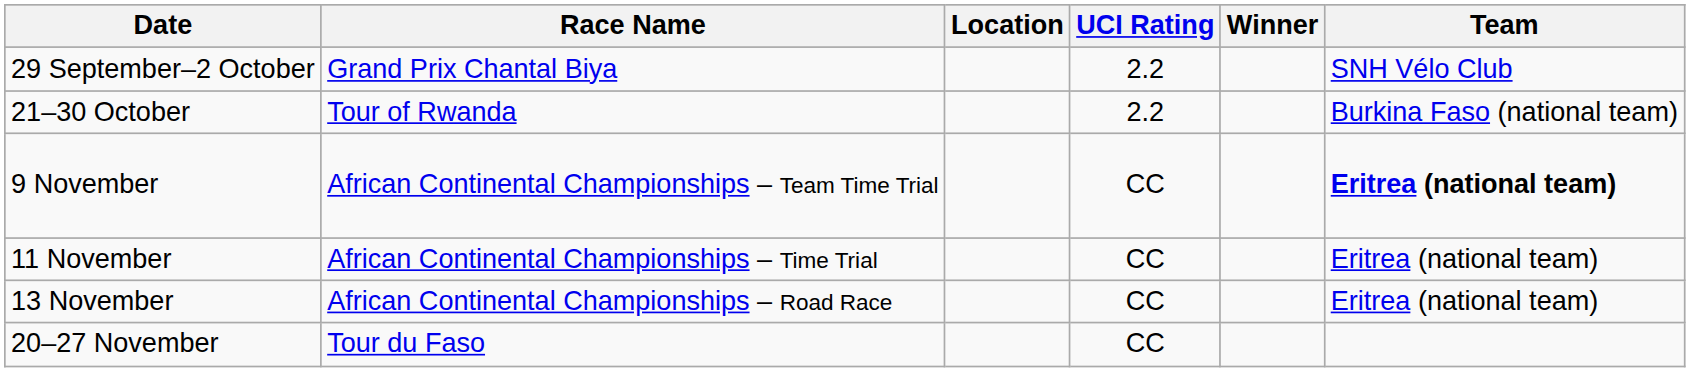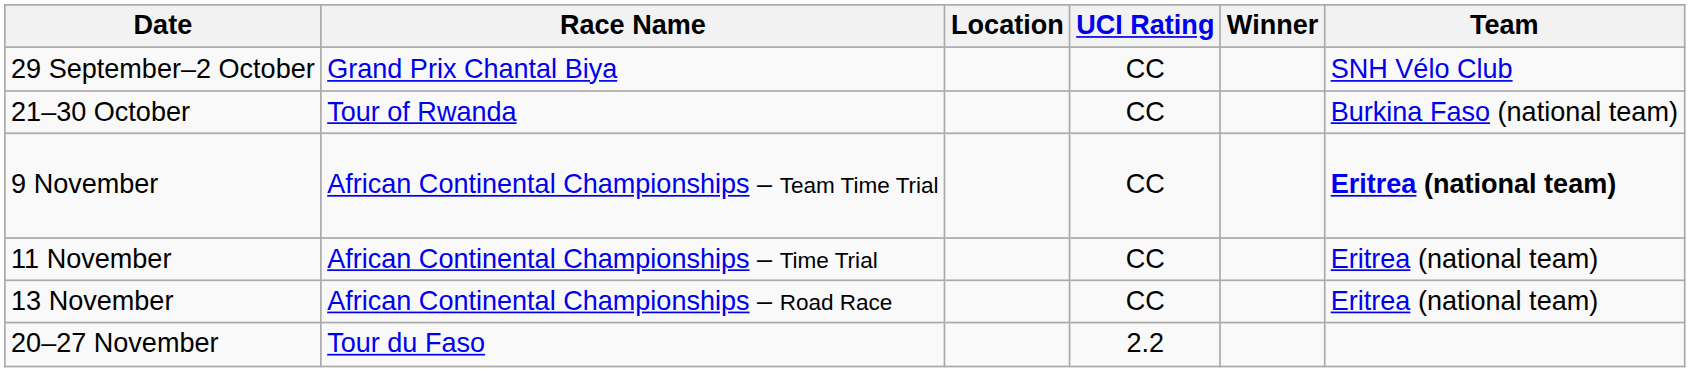(1145, 68) 2.2 -> (1145, 68) CC
(1145, 111) 2.2 -> (1145, 111) CC
(1145, 344) CC -> (1145, 344) 2.2
